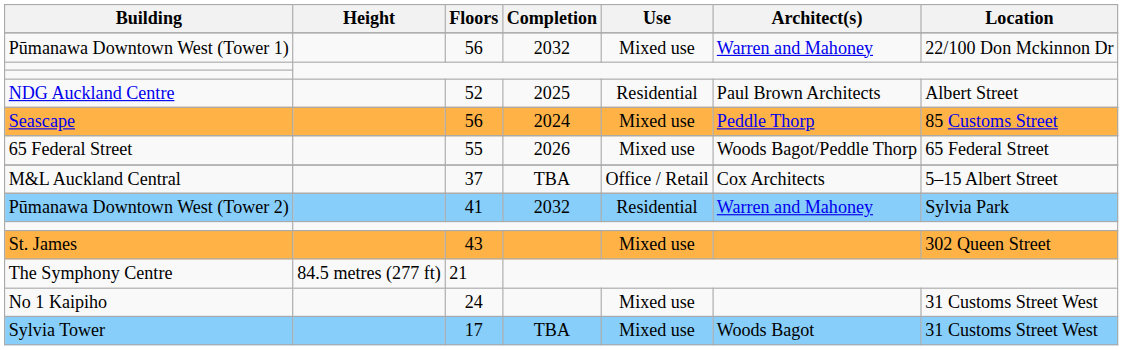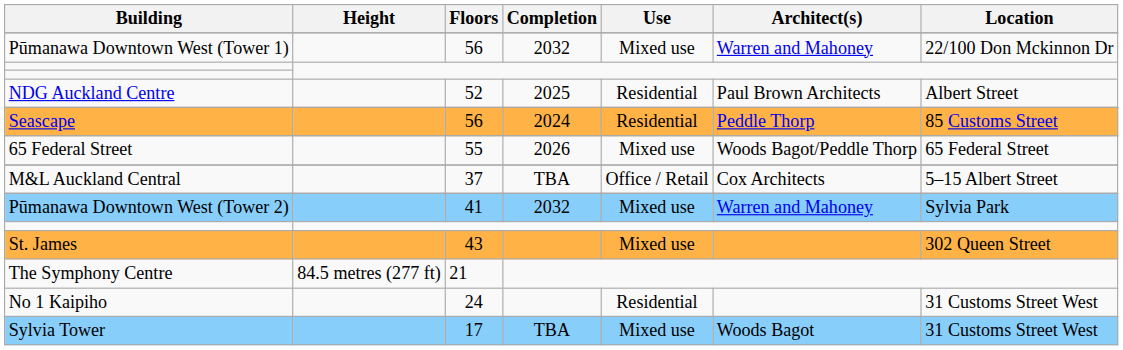(657, 121) Mixed use -> (657, 121) Residential
(657, 207) Residential -> (657, 207) Mixed use
(657, 301) Mixed use -> (657, 301) Residential
